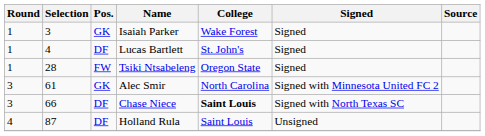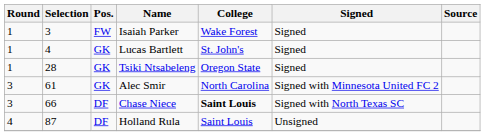(102, 31) GK -> (102, 31) FW
(101, 49) DF -> (102, 49) GK
(102, 67) FW -> (102, 67) GK
